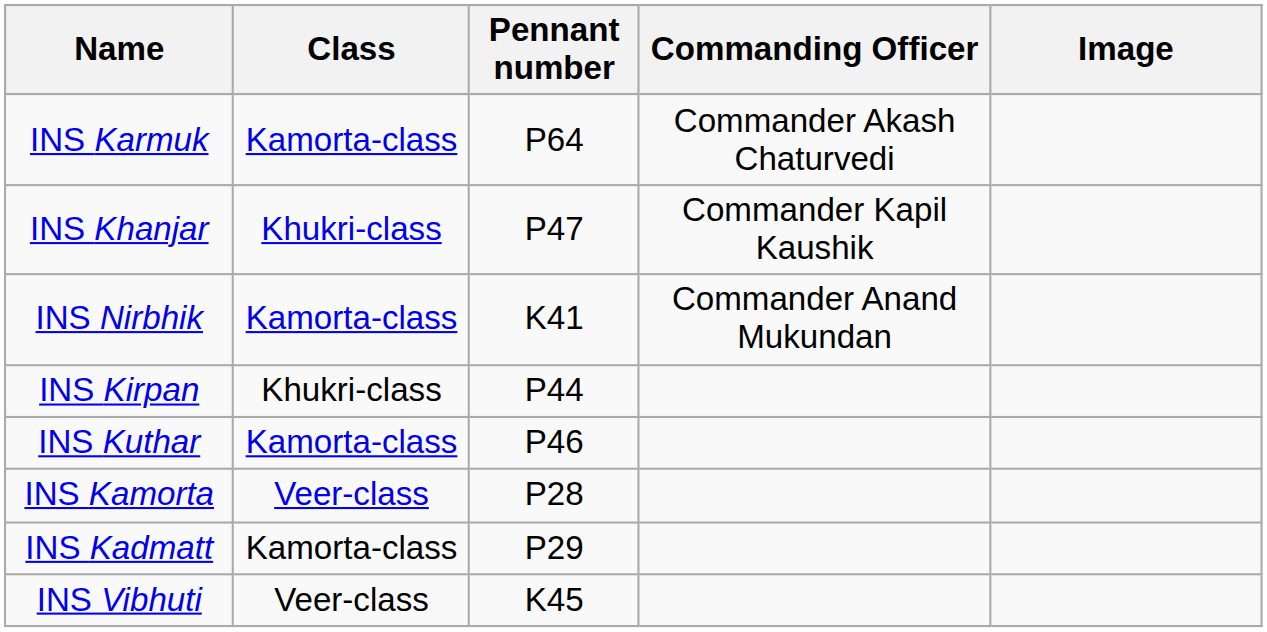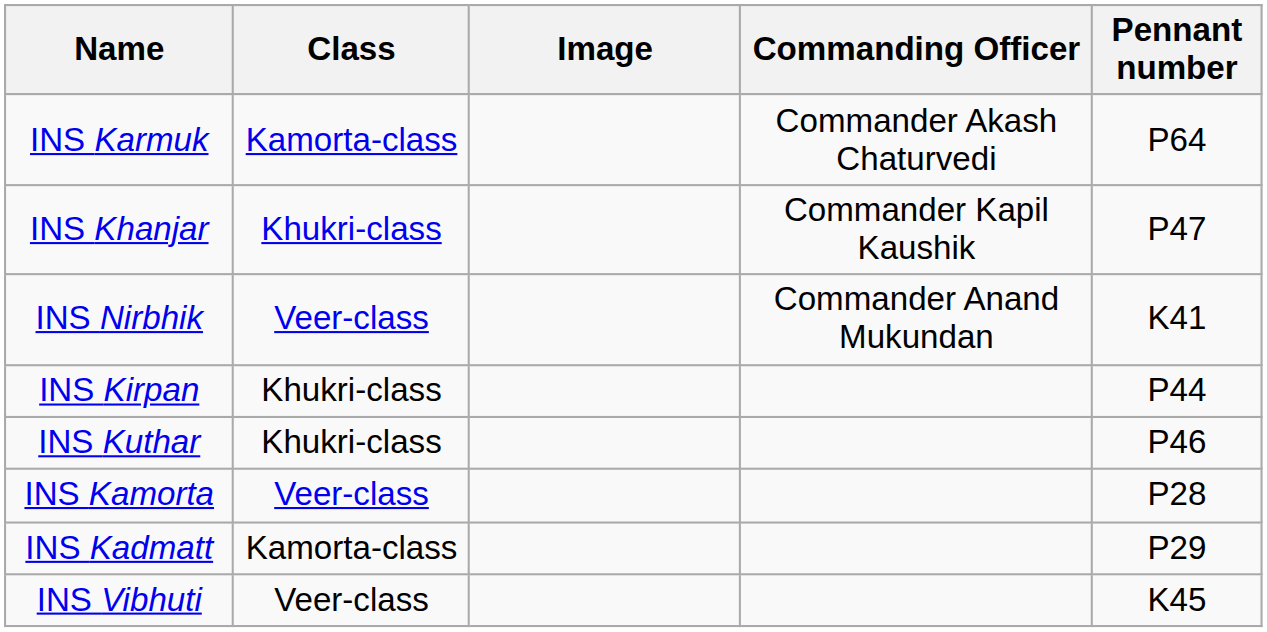columns swapped: (554, 49) <-> (1126, 49)
(352, 318) Kamorta-class -> (352, 318) Veer-class
(352, 442) Kamorta-class -> (352, 442) Khukri-class
